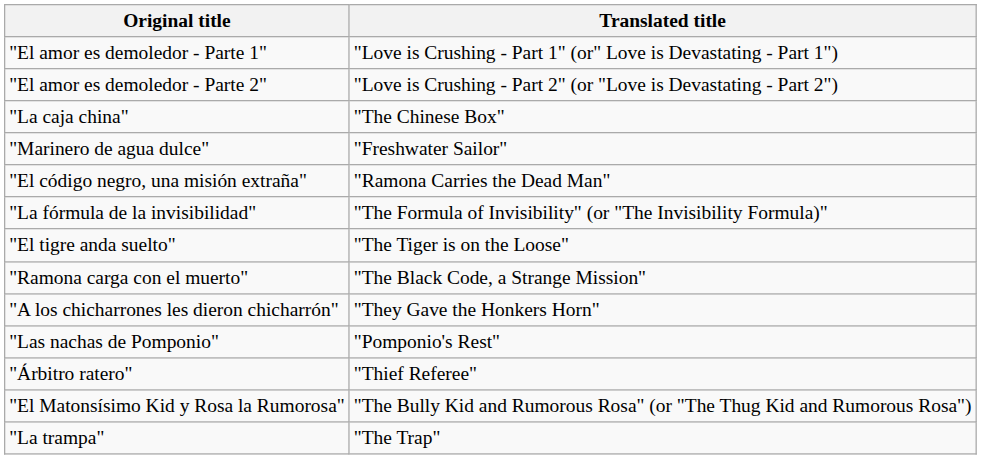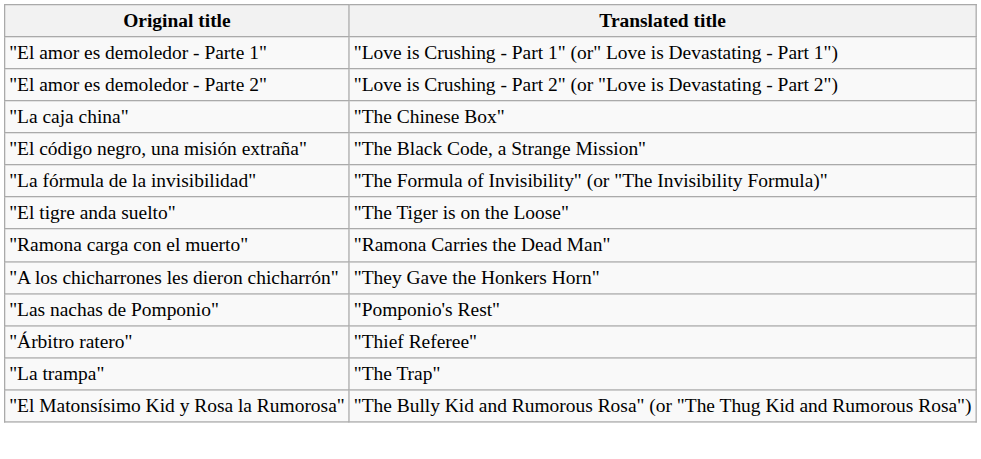- row: (109, 149)
(482, 181) "Ramona Carries the Dead Man" -> (500, 149) "The Black Code, a Strange Mission"
(500, 277) "The Black Code, a Strange Mission" -> (482, 245) "Ramona Carries the Dead Man"
rows swapped: (57, 437) <-> (177, 405)
